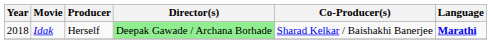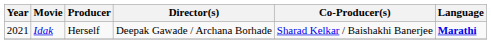(18, 30) 2018 -> (18, 30) 2021
(194, 30) lightgreen background -> (194, 30) no background
